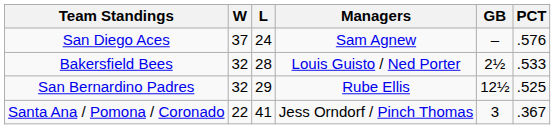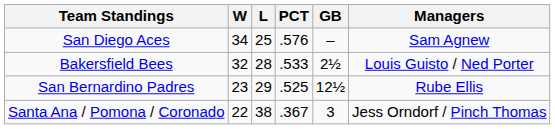columns swapped: (531, 16) <-> (376, 16)
(240, 40) 37 -> (240, 40) 34
(263, 40) 24 -> (263, 40) 25
(240, 87) 32 -> (240, 87) 23
(263, 111) 41 -> (263, 111) 38
